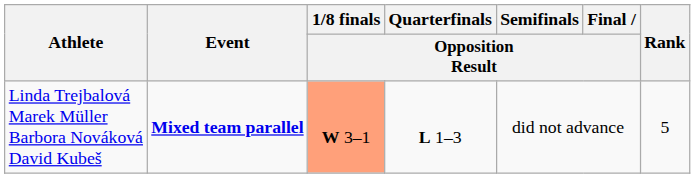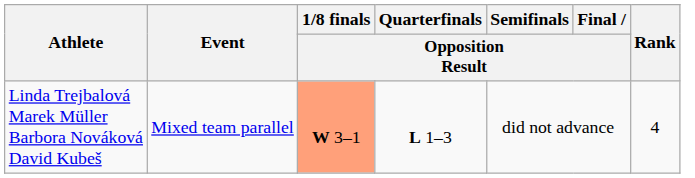(227, 127) bold -> (223, 127) normal
(665, 127) 5 -> (655, 127) 4
